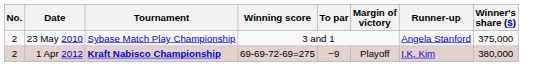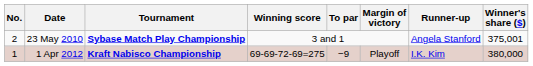(162, 38) normal -> (166, 38) bold
(496, 38) 375,000 -> (505, 38) 375,001
(14, 54) 2 -> (14, 54) 1
